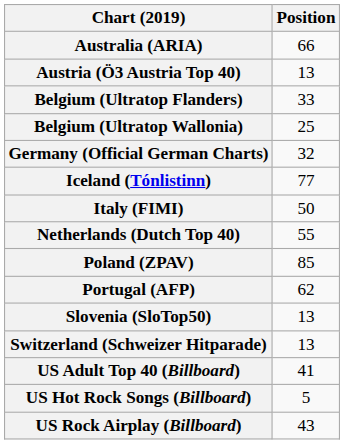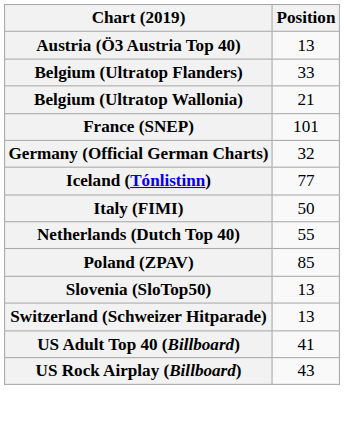- row: (139, 45)
(306, 126) 25 -> (306, 99) 21
+ row: (139, 126)
- row: (139, 289)
- row: (139, 398)
